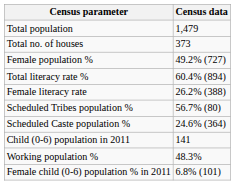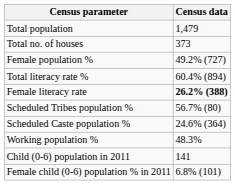(201, 92) normal -> (202, 92) bold
rows swapped: (52, 156) <-> (68, 140)
